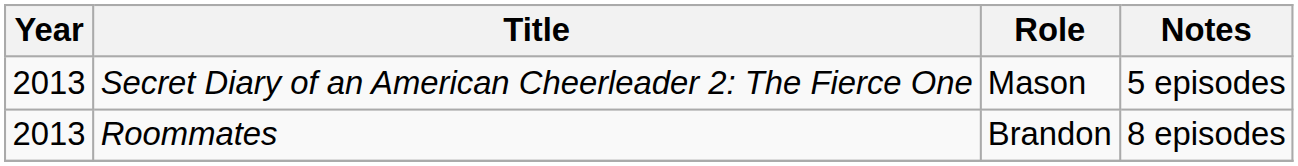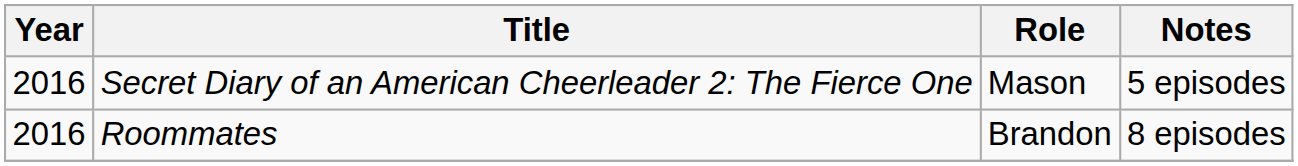(49, 82) 2013 -> (49, 82) 2016
(49, 134) 2013 -> (49, 134) 2016
